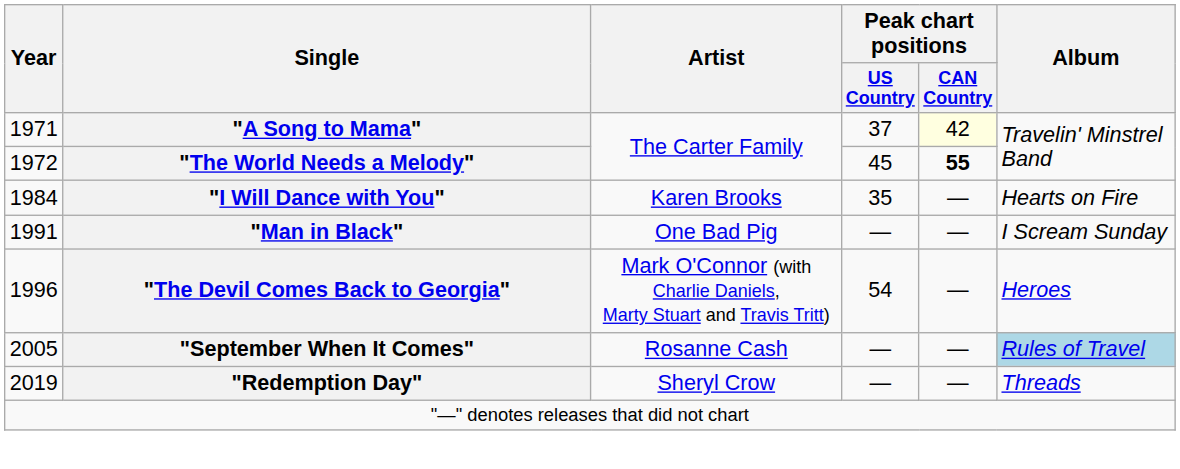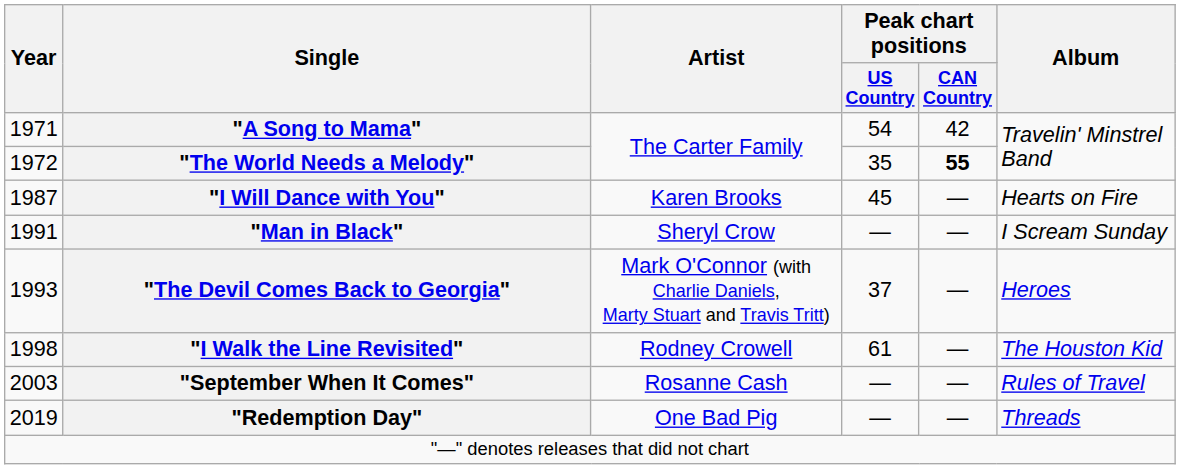(880, 129) 37 -> (880, 129) 54
(958, 129) lightyellow background -> (958, 129) no background
(880, 163) 45 -> (880, 163) 35
(34, 197) 1984 -> (34, 197) 1987
(880, 197) 35 -> (880, 197) 45
(716, 231) One Bad Pig -> (716, 231) Sheryl Crow
(34, 290) 1996 -> (34, 290) 1993
(880, 290) 54 -> (880, 290) 37
+ row: (327, 349)
(34, 349) 2005 -> (34, 383) 2003
(1073, 349) lightblue background -> (1073, 383) no background
(716, 383) Sheryl Crow -> (716, 417) One Bad Pig
